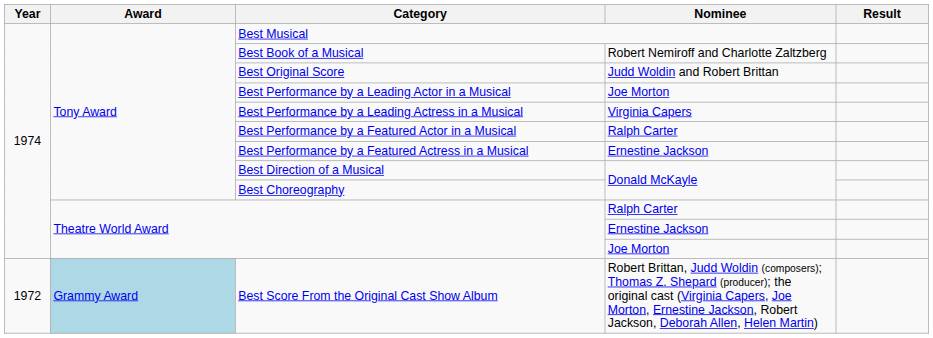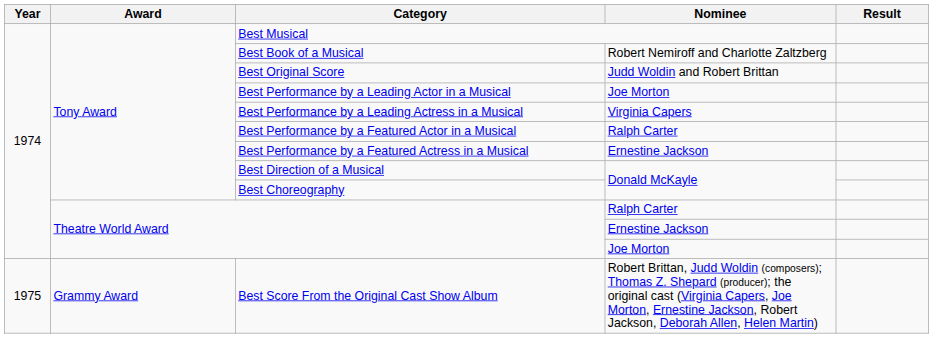(27, 295) 1972 -> (27, 295) 1975
(96, 295) lightblue background -> (96, 295) no background
